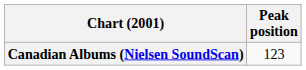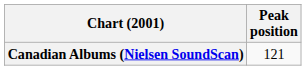(274, 53) 123 -> (274, 53) 121
